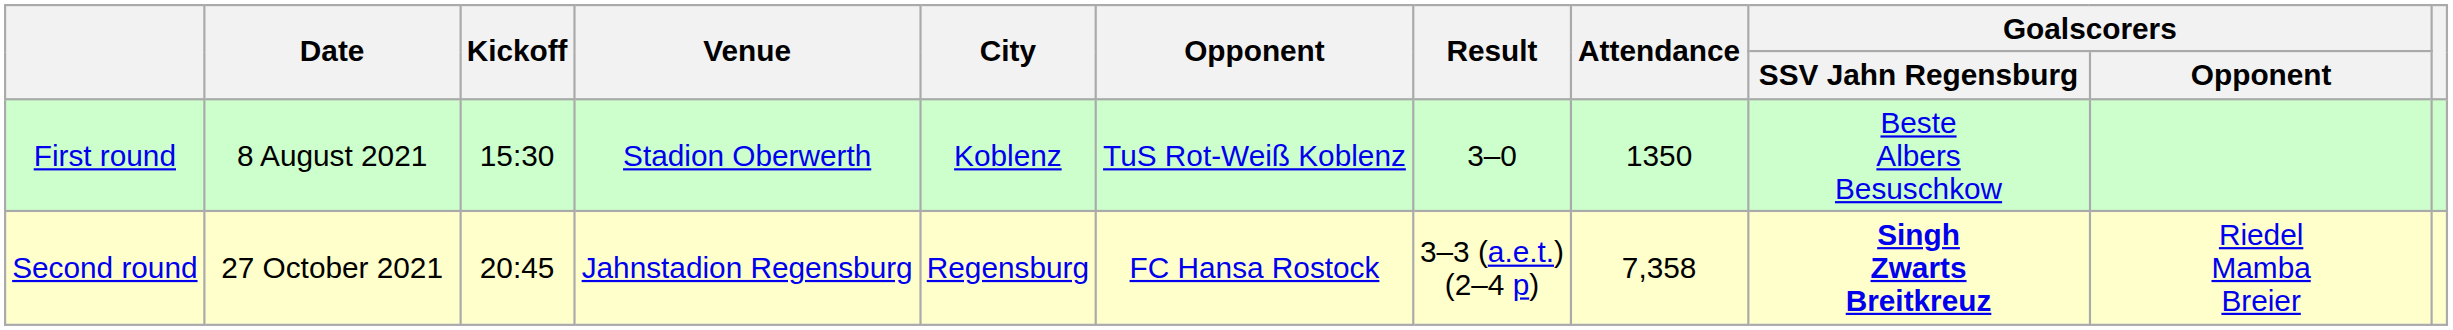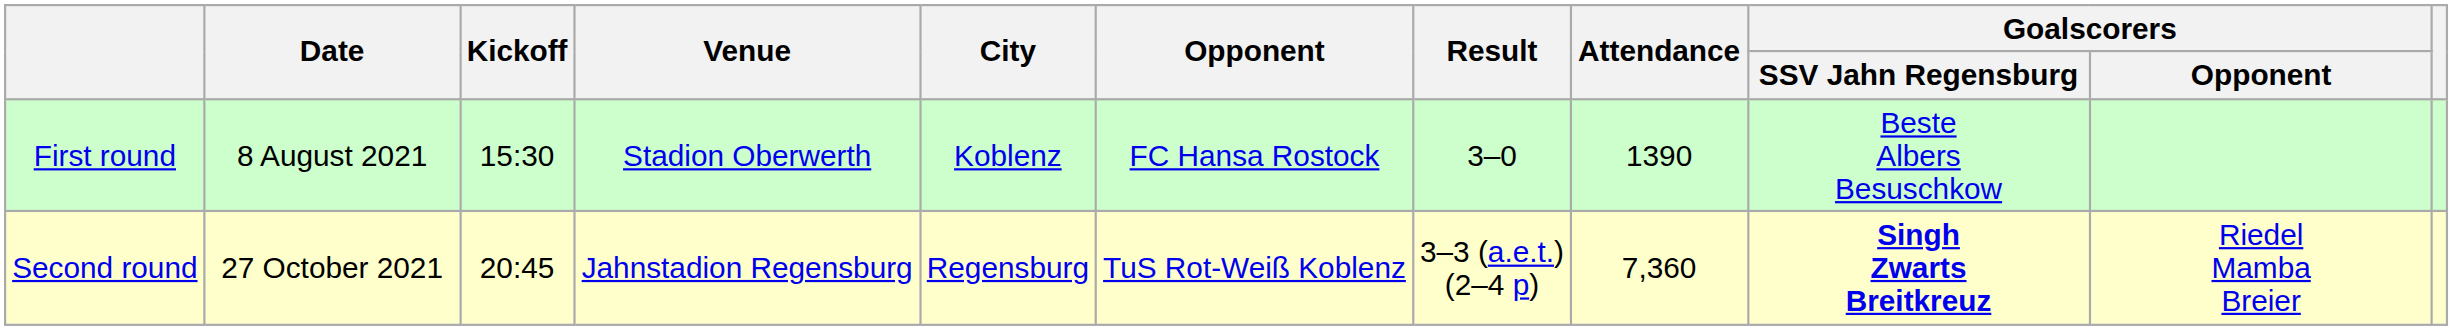(1254, 155) TuS Rot-Weiß Koblenz -> (1254, 155) FC Hansa Rostock
(1659, 155) 1350 -> (1659, 155) 1390
(1254, 268) FC Hansa Rostock -> (1254, 268) TuS Rot-Weiß Koblenz
(1659, 268) 7,358 -> (1659, 268) 7,360
